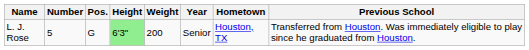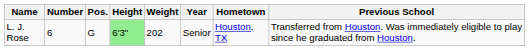(50, 32) 5 -> (50, 32) 6
(155, 32) 200 -> (155, 32) 202
